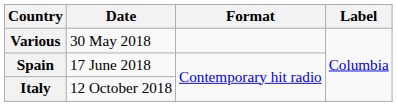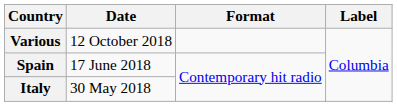(110, 40) 30 May 2018 -> (121, 40) 12 October 2018
(121, 88) 12 October 2018 -> (110, 88) 30 May 2018
